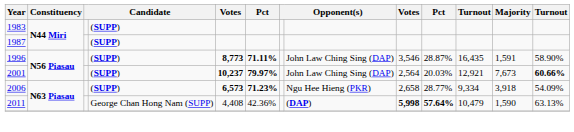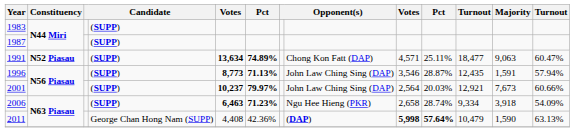+ row: (16, 58)
(262, 58) 71.11% -> (263, 73) 71.13%
(471, 58) 16,435 -> (471, 73) 12,435
(549, 58) 58.90% -> (549, 73) 57.94%
(550, 73) bold -> (549, 88) normal
(233, 88) 6,573 -> (233, 103) 6,463
(438, 88) 28.77% -> (438, 103) 28.74%
